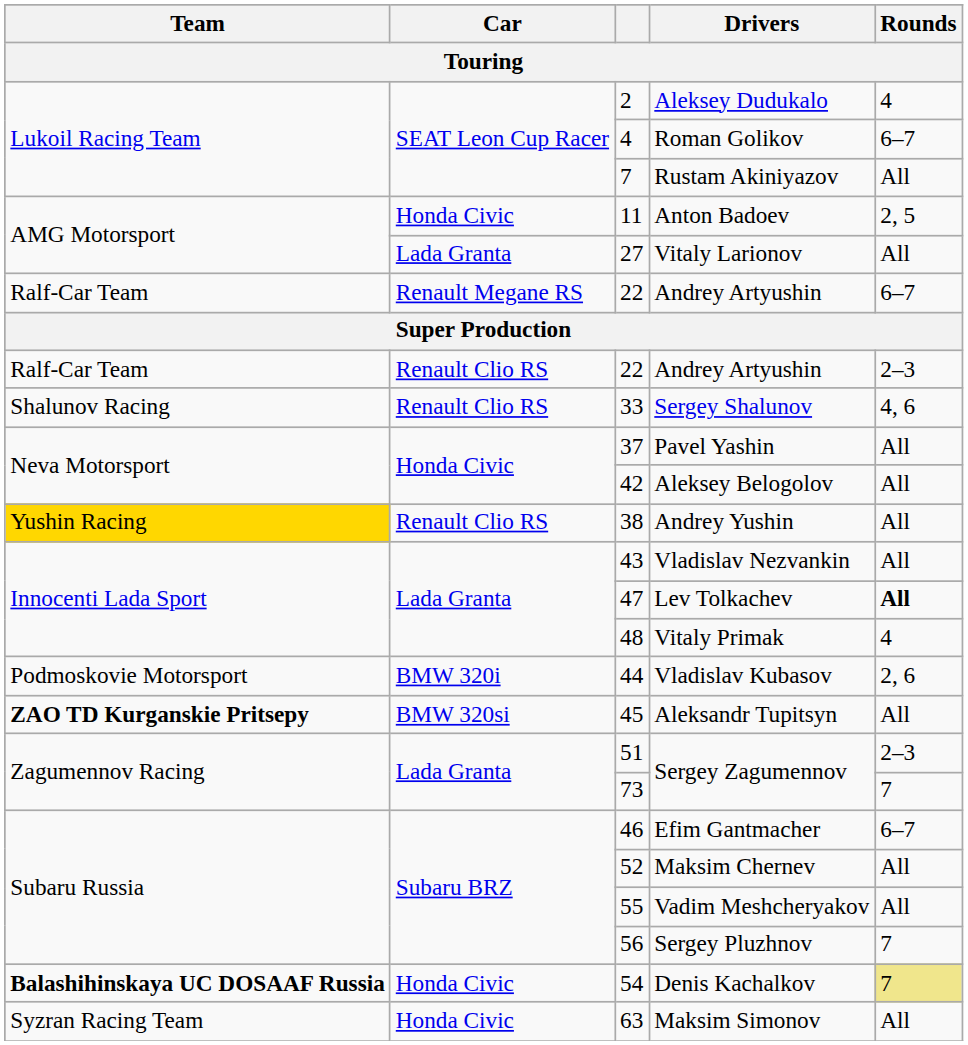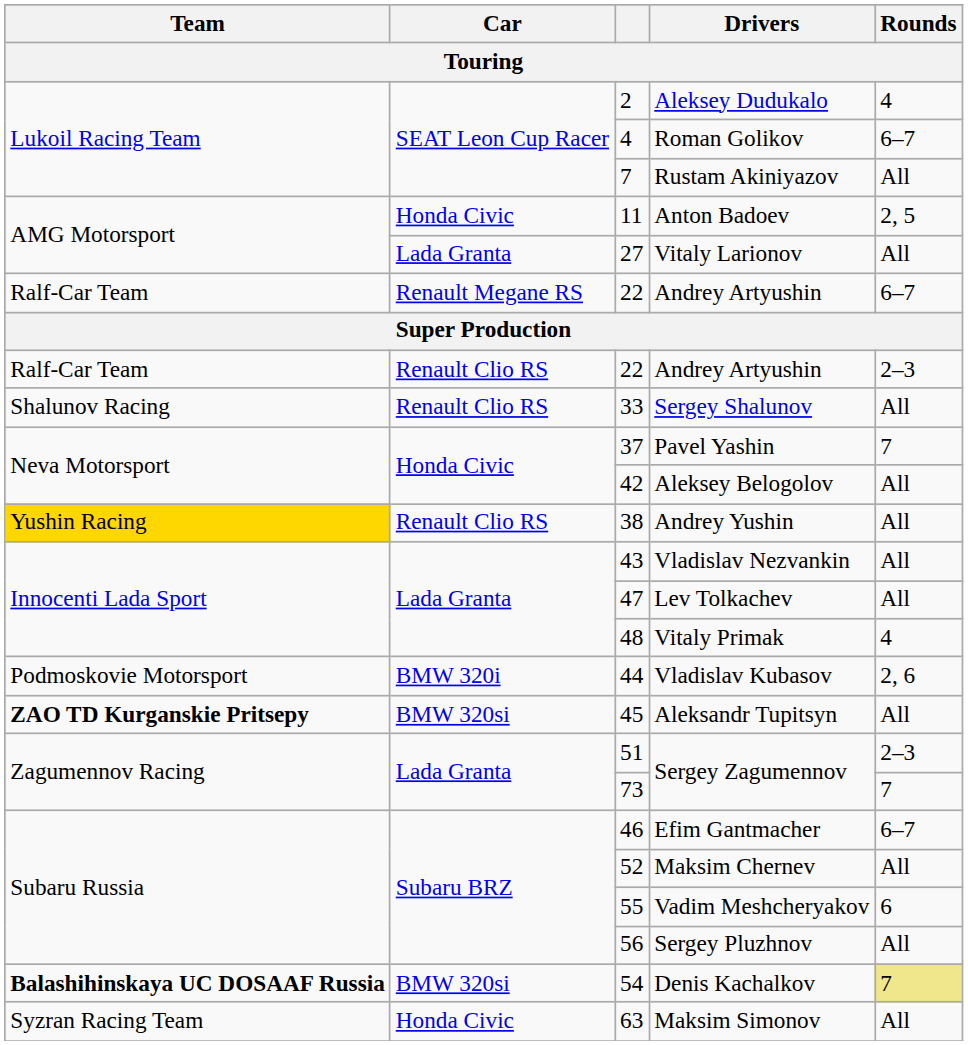(898, 406) 4, 6 -> (895, 406) All
(895, 445) All -> (886, 445) 7
(895, 598) bold -> (895, 598) normal
(895, 905) All -> (886, 905) 6
(886, 944) 7 -> (895, 944) All
(455, 982) Honda Civic -> (453, 982) BMW 320si
